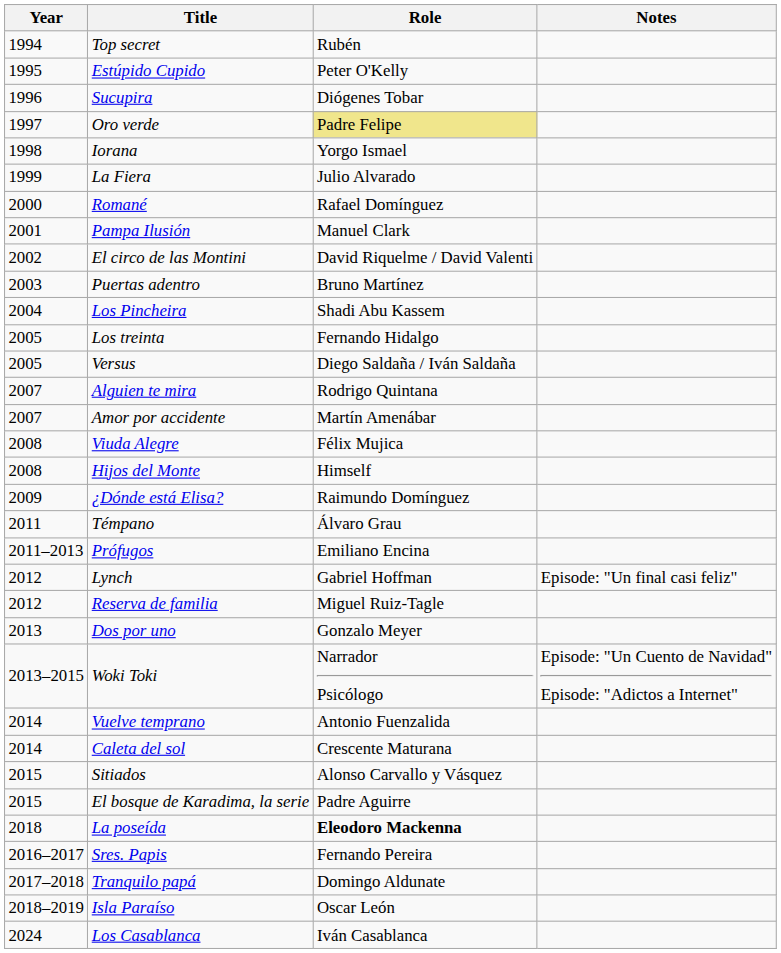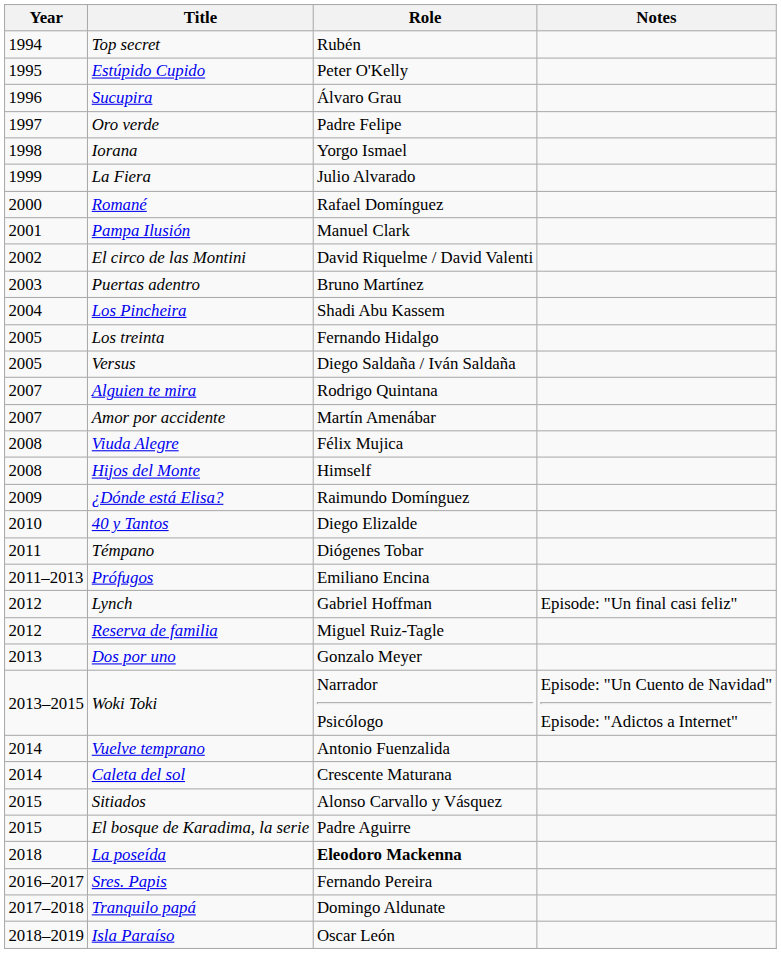(370, 97) Diógenes Tobar -> (359, 97) Álvaro Grau
(359, 124) khaki background -> (359, 124) no background
+ row: (130, 524)
(359, 524) Álvaro Grau -> (370, 550) Diógenes Tobar
- row: (146, 934)
